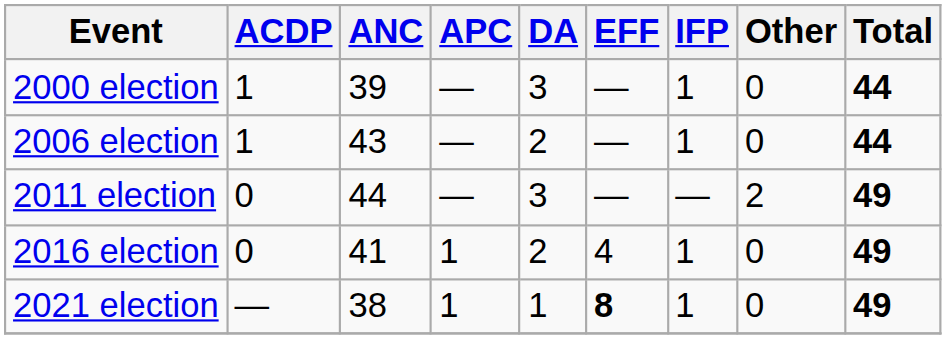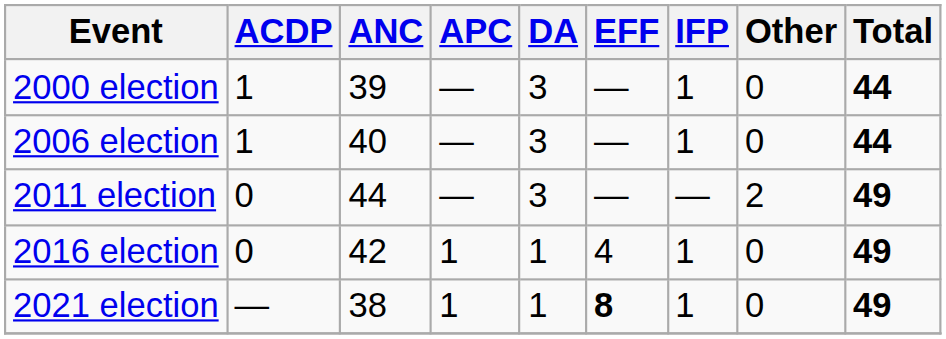(368, 141) 43 -> (368, 141) 40
(538, 141) 2 -> (538, 141) 3
(368, 251) 41 -> (368, 251) 42
(538, 251) 2 -> (538, 251) 1
